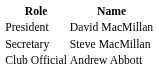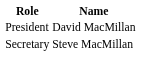- row: (36, 60)
